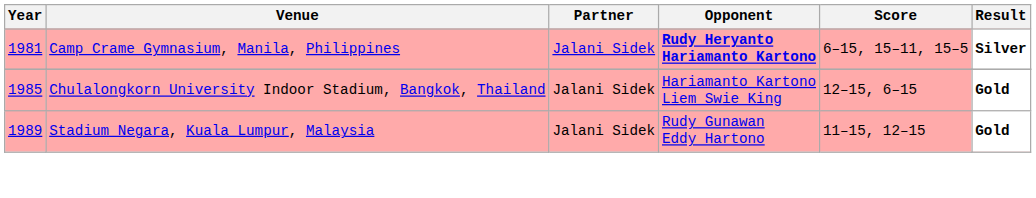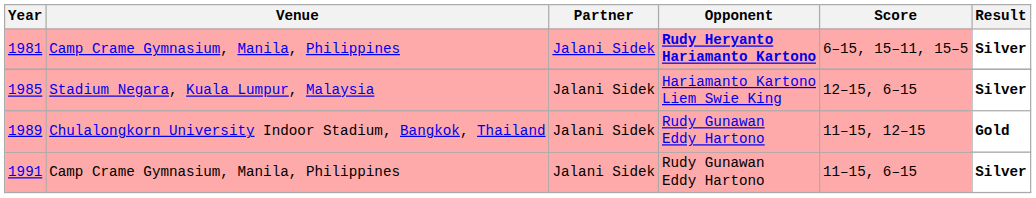(297, 90) Chulalongkorn University Indoor Stadium, Bangkok, Thailand -> (212, 90) Stadium Negara, Kuala Lumpur, Malaysia
(992, 90) Gold -> (1001, 90) Silver
(212, 131) Stadium Negara, Kuala Lumpur, Malaysia -> (297, 131) Chulalongkorn University Indoor Stadium, Bangkok, Thailand
+ row: (25, 172)
